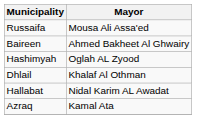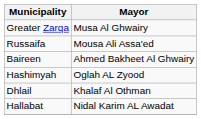+ row: (38, 28)
- row: (20, 106)
